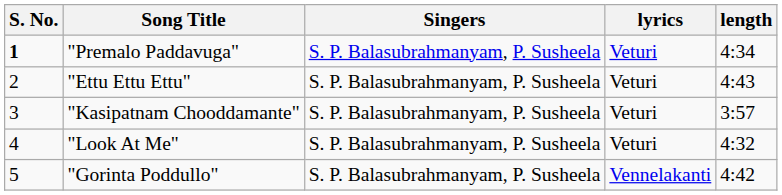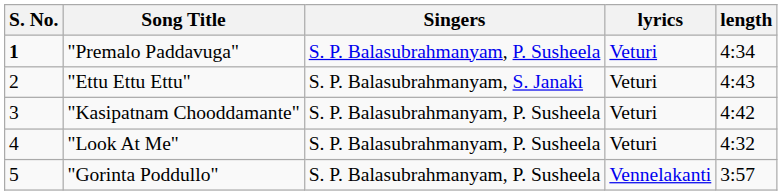(455, 81) S. P. Balasubrahmanyam, P. Susheela -> (446, 81) S. P. Balasubrahmanyam, S. Janaki
(738, 112) 3:57 -> (738, 112) 4:42
(738, 174) 4:42 -> (738, 174) 3:57
